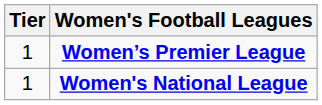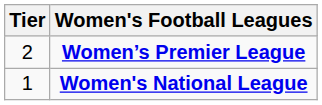(27, 52) 1 -> (27, 52) 2
